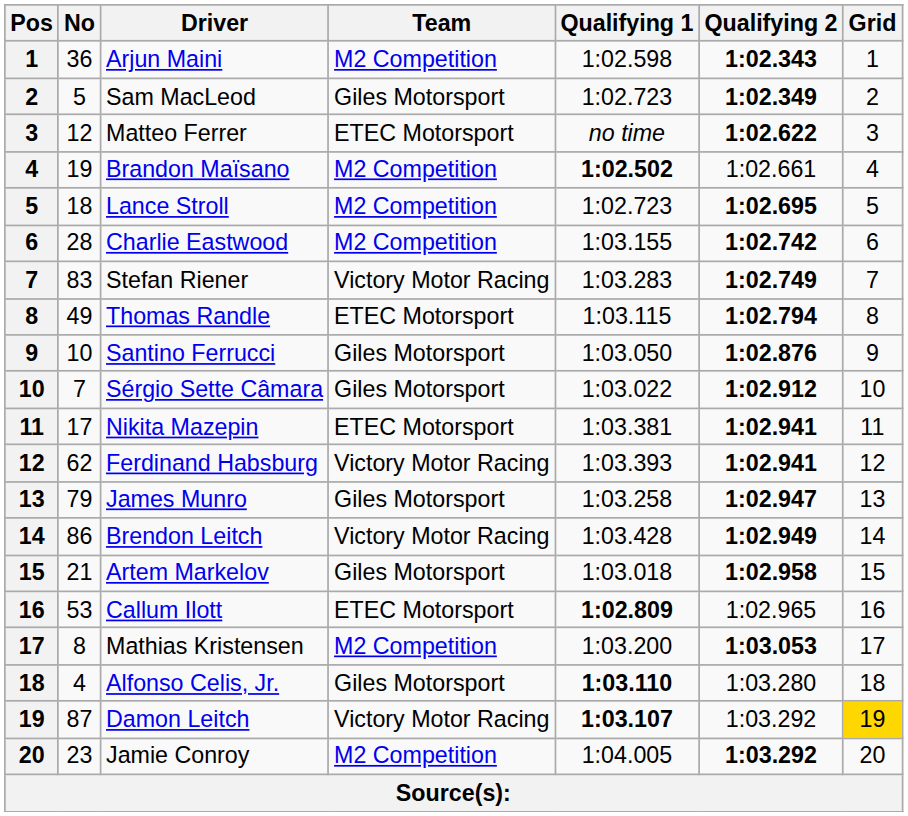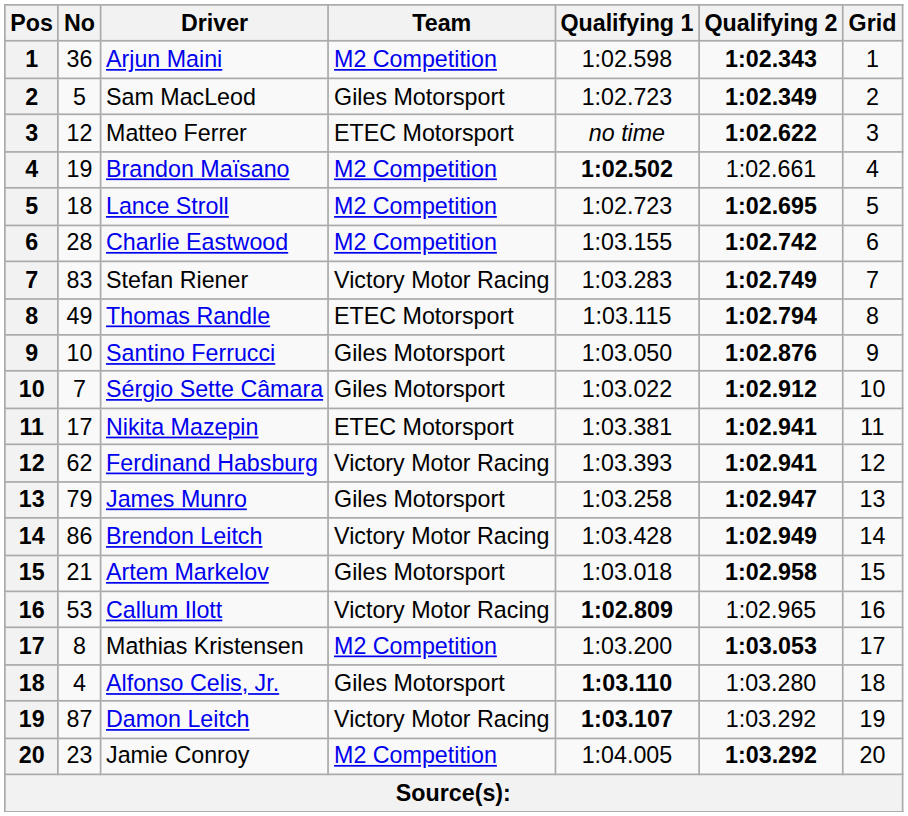(424, 609) ETEC Motorsport -> (442, 609) Victory Motor Racing
(872, 719) gold background -> (872, 719) no background
